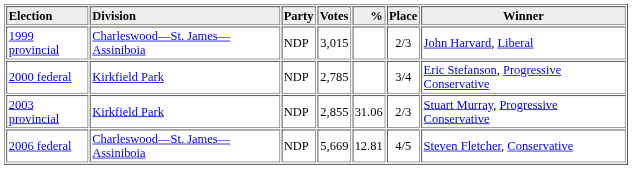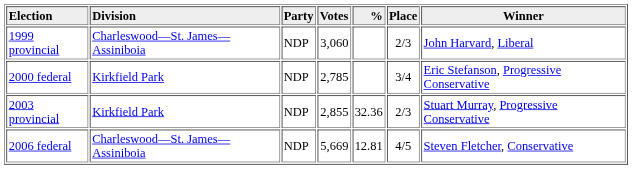(334, 43) 3,015 -> (334, 43) 3,060
(369, 111) 31.06 -> (369, 111) 32.36
